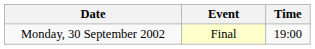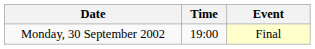columns swapped: (288, 14) <-> (224, 14)
